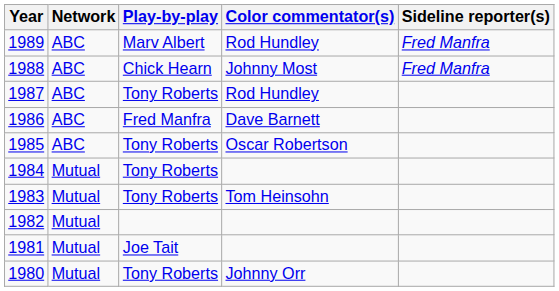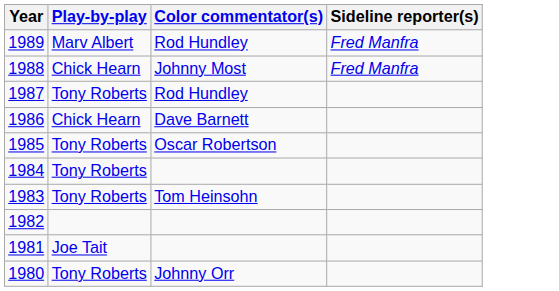- column: (84, 17)
(167, 119) Fred Manfra -> (96, 119) Chick Hearn
